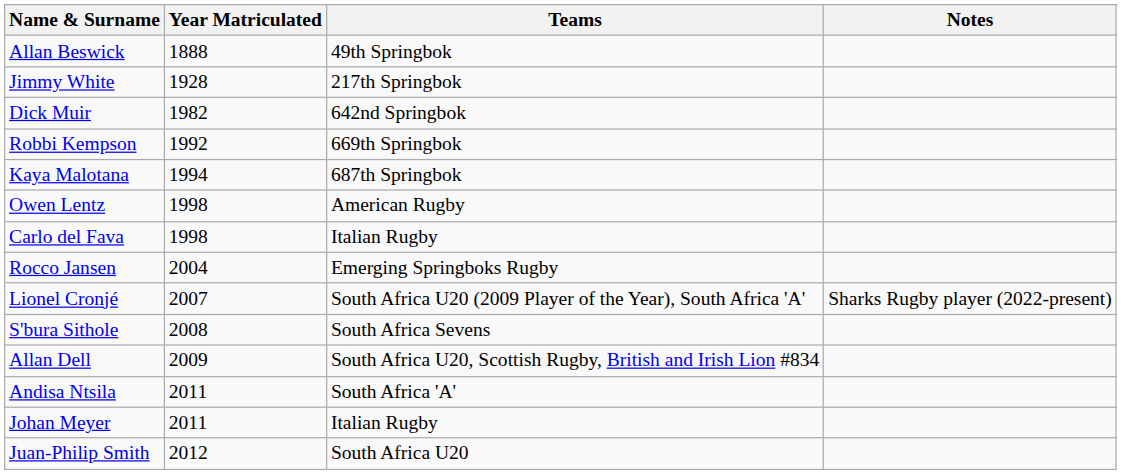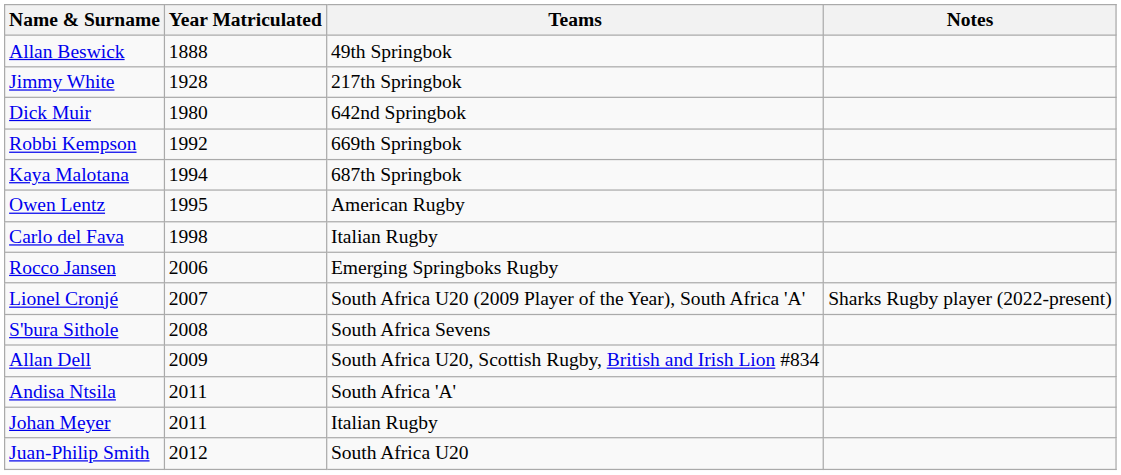(188, 112) 1982 -> (188, 112) 1980
(188, 205) 1998 -> (188, 205) 1995
(188, 267) 2004 -> (188, 267) 2006
